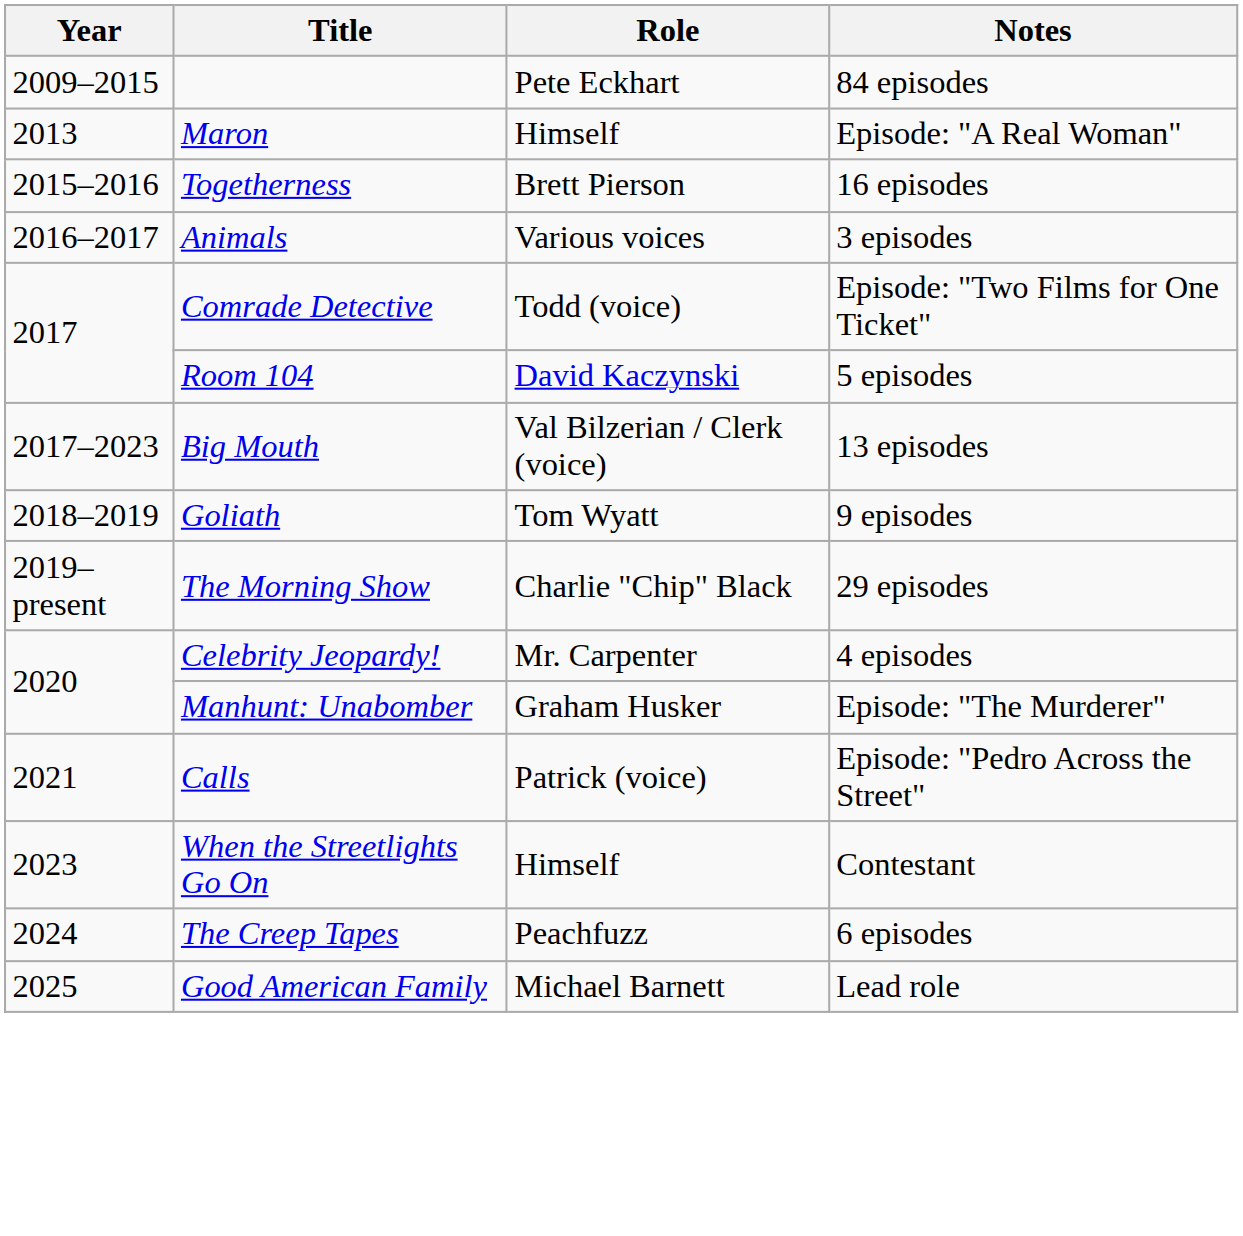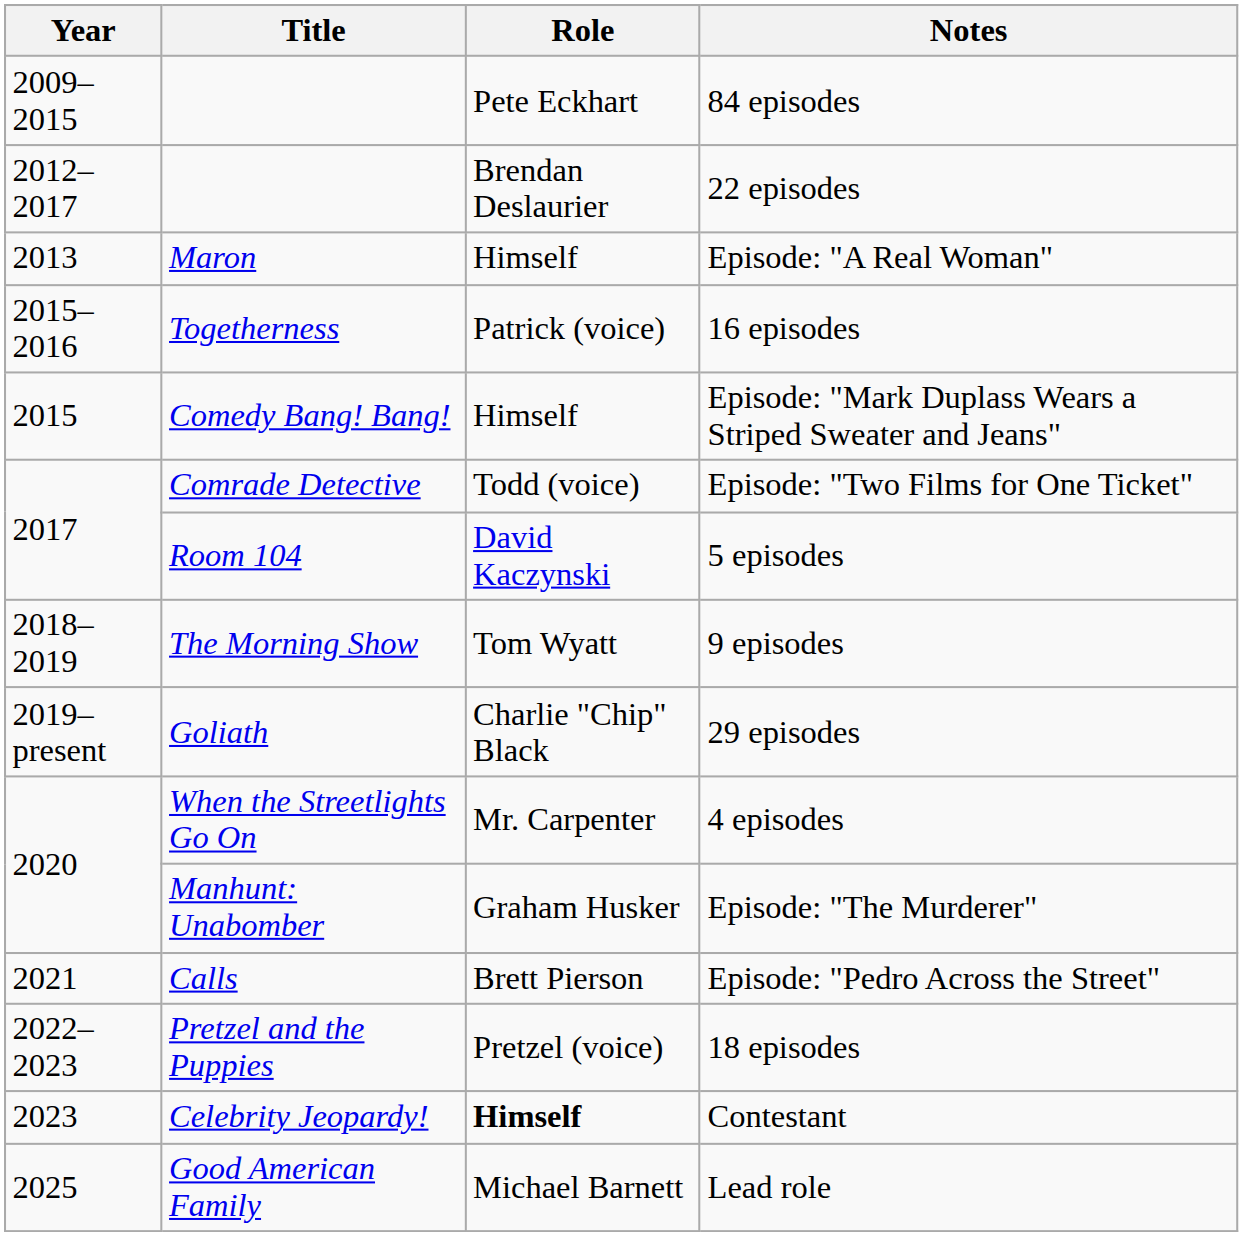+ row: (784, 188)
(600, 184) Brett Pierson -> (569, 327) Patrick (voice)
+ row: (922, 415)
- row: (904, 236)
- row: (913, 445)
(231, 515) Goliath -> (294, 643) The Morning Show
(305, 585) The Morning Show -> (219, 731) Goliath
(311, 654) Celebrity Jeopardy! -> (307, 819) When the Streetlights Go On
(611, 776) Patrick (voice) -> (558, 977) Brett Pierson
+ row: (784, 1047)
(319, 864) When the Streetlights Go On -> (299, 1116) Celebrity Jeopardy!
(567, 864) normal -> (527, 1116) bold
- row: (904, 934)
